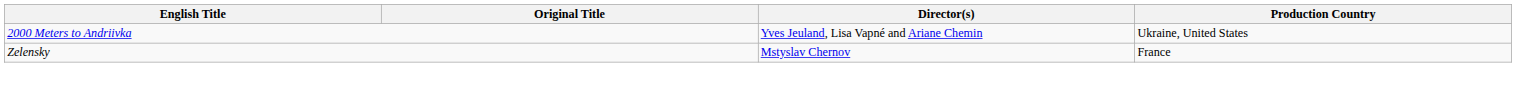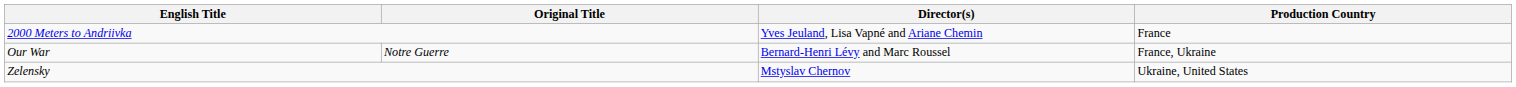(1193, 33) Ukraine, United States -> (1154, 33) France
+ row: (28, 52)
(1154, 52) France -> (1193, 71) Ukraine, United States
